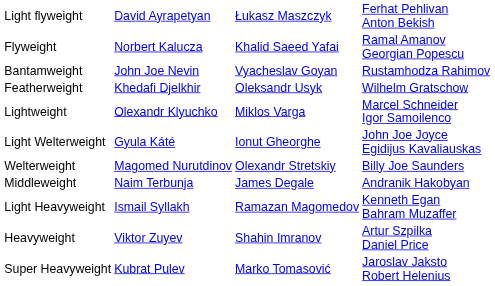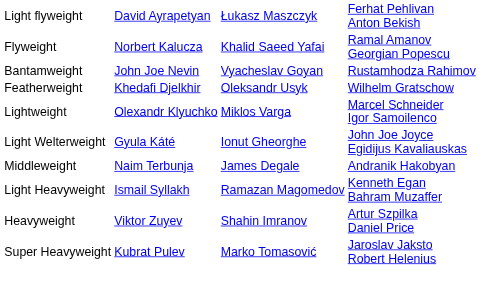- row: (40, 166)
